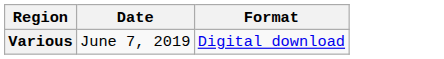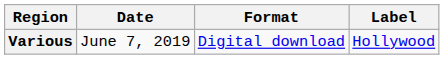+ column: (394, 17)
